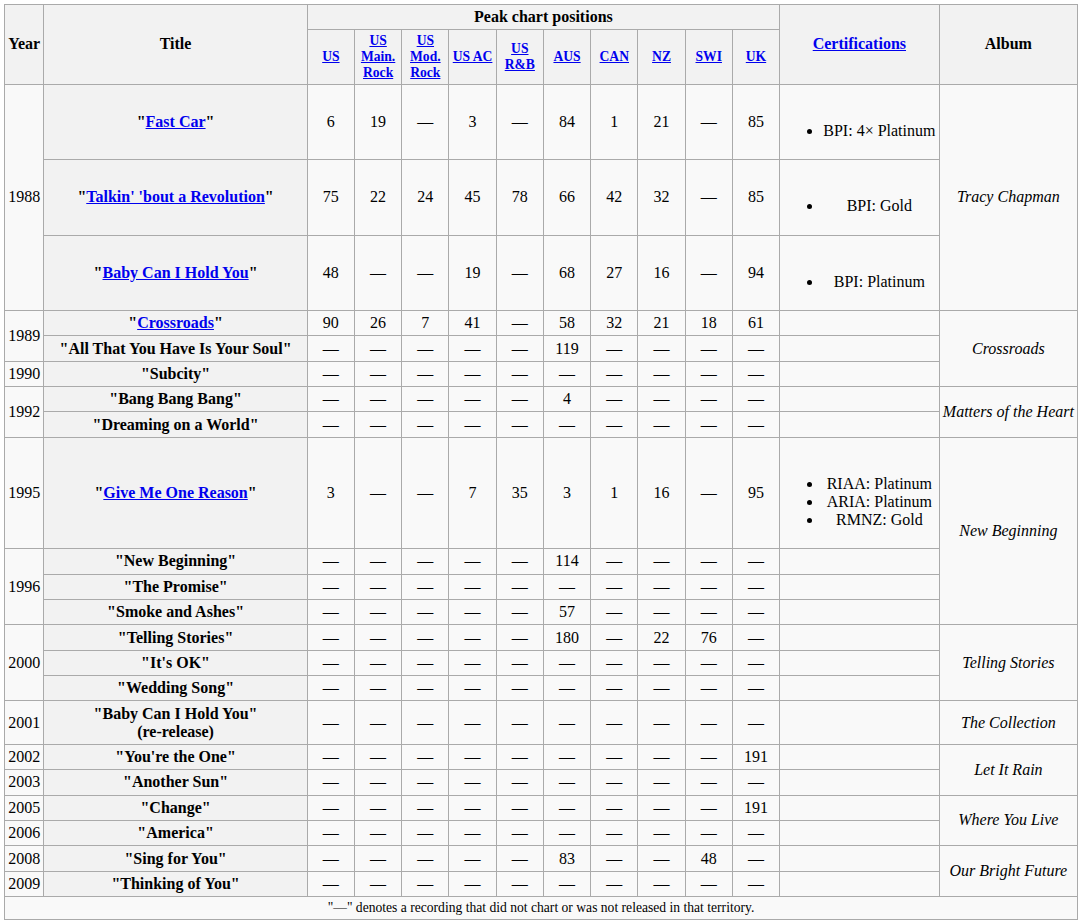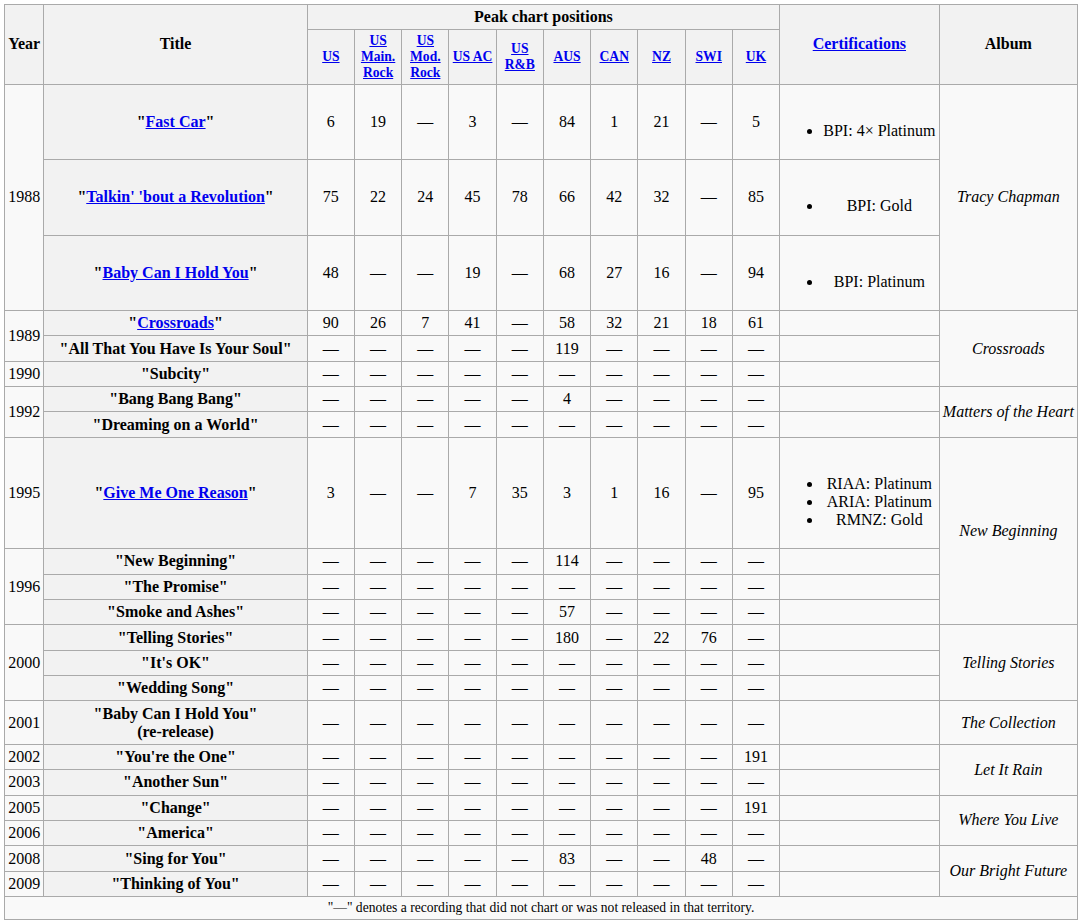(756, 122) 85 -> (756, 122) 5
